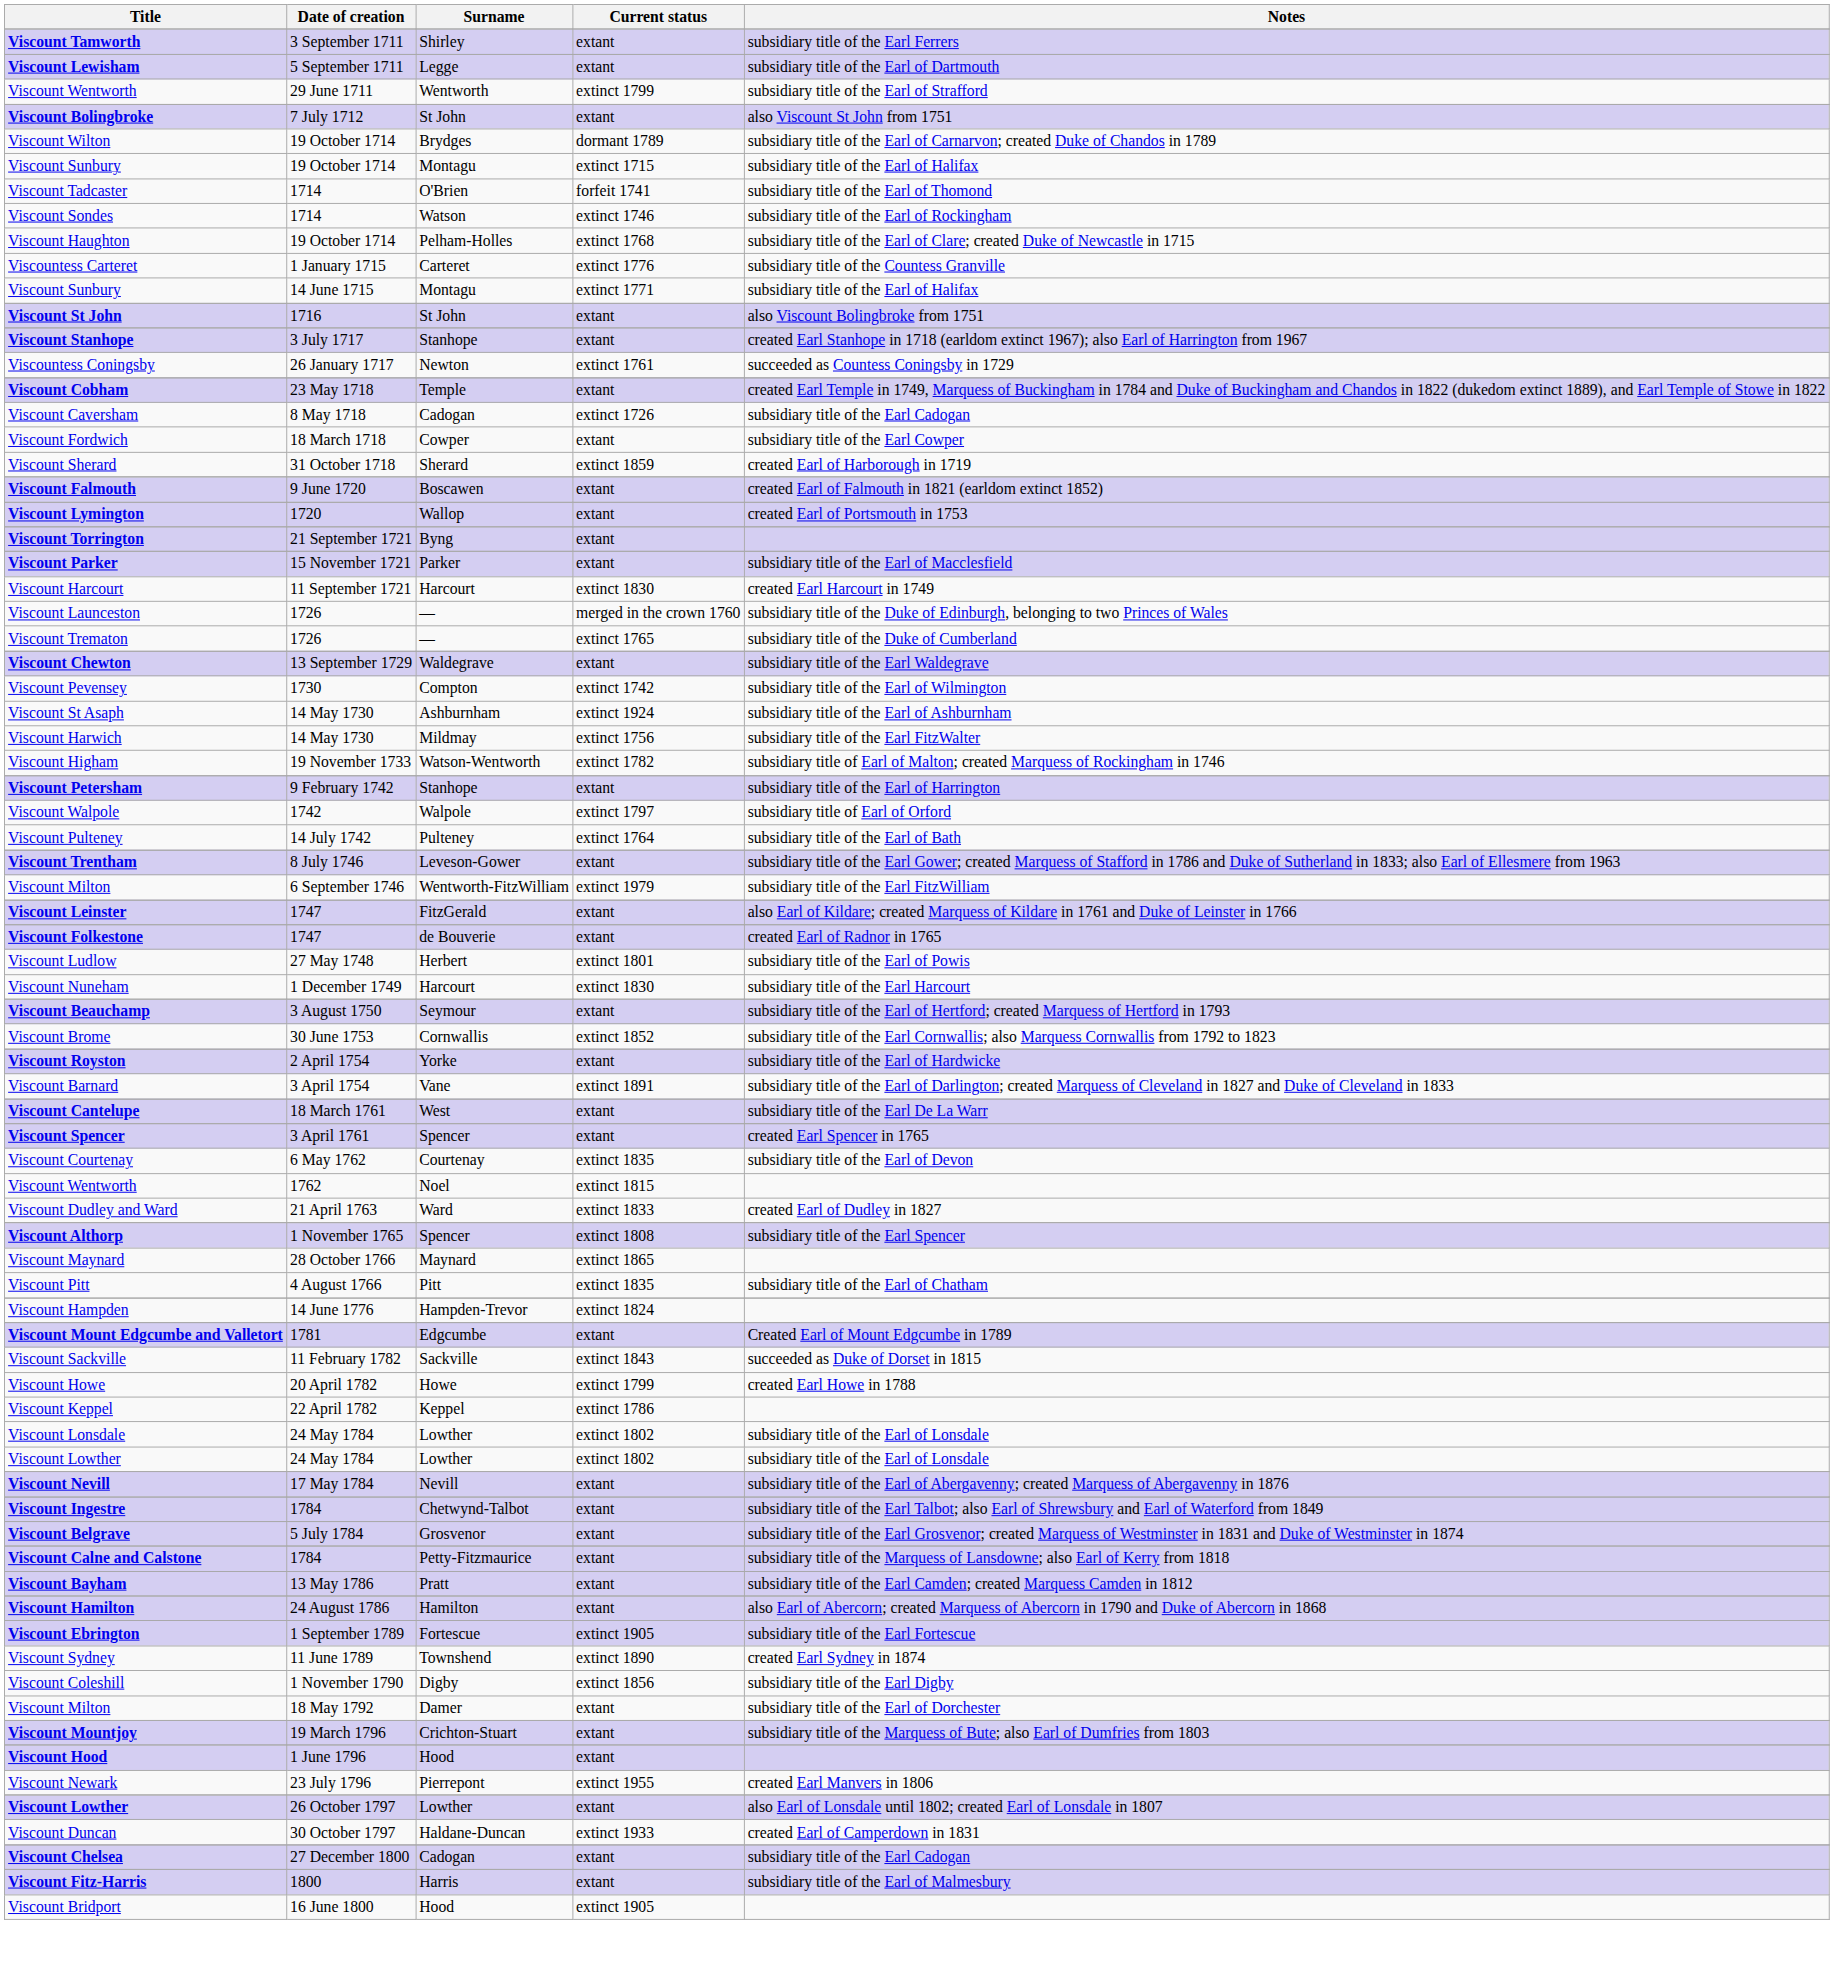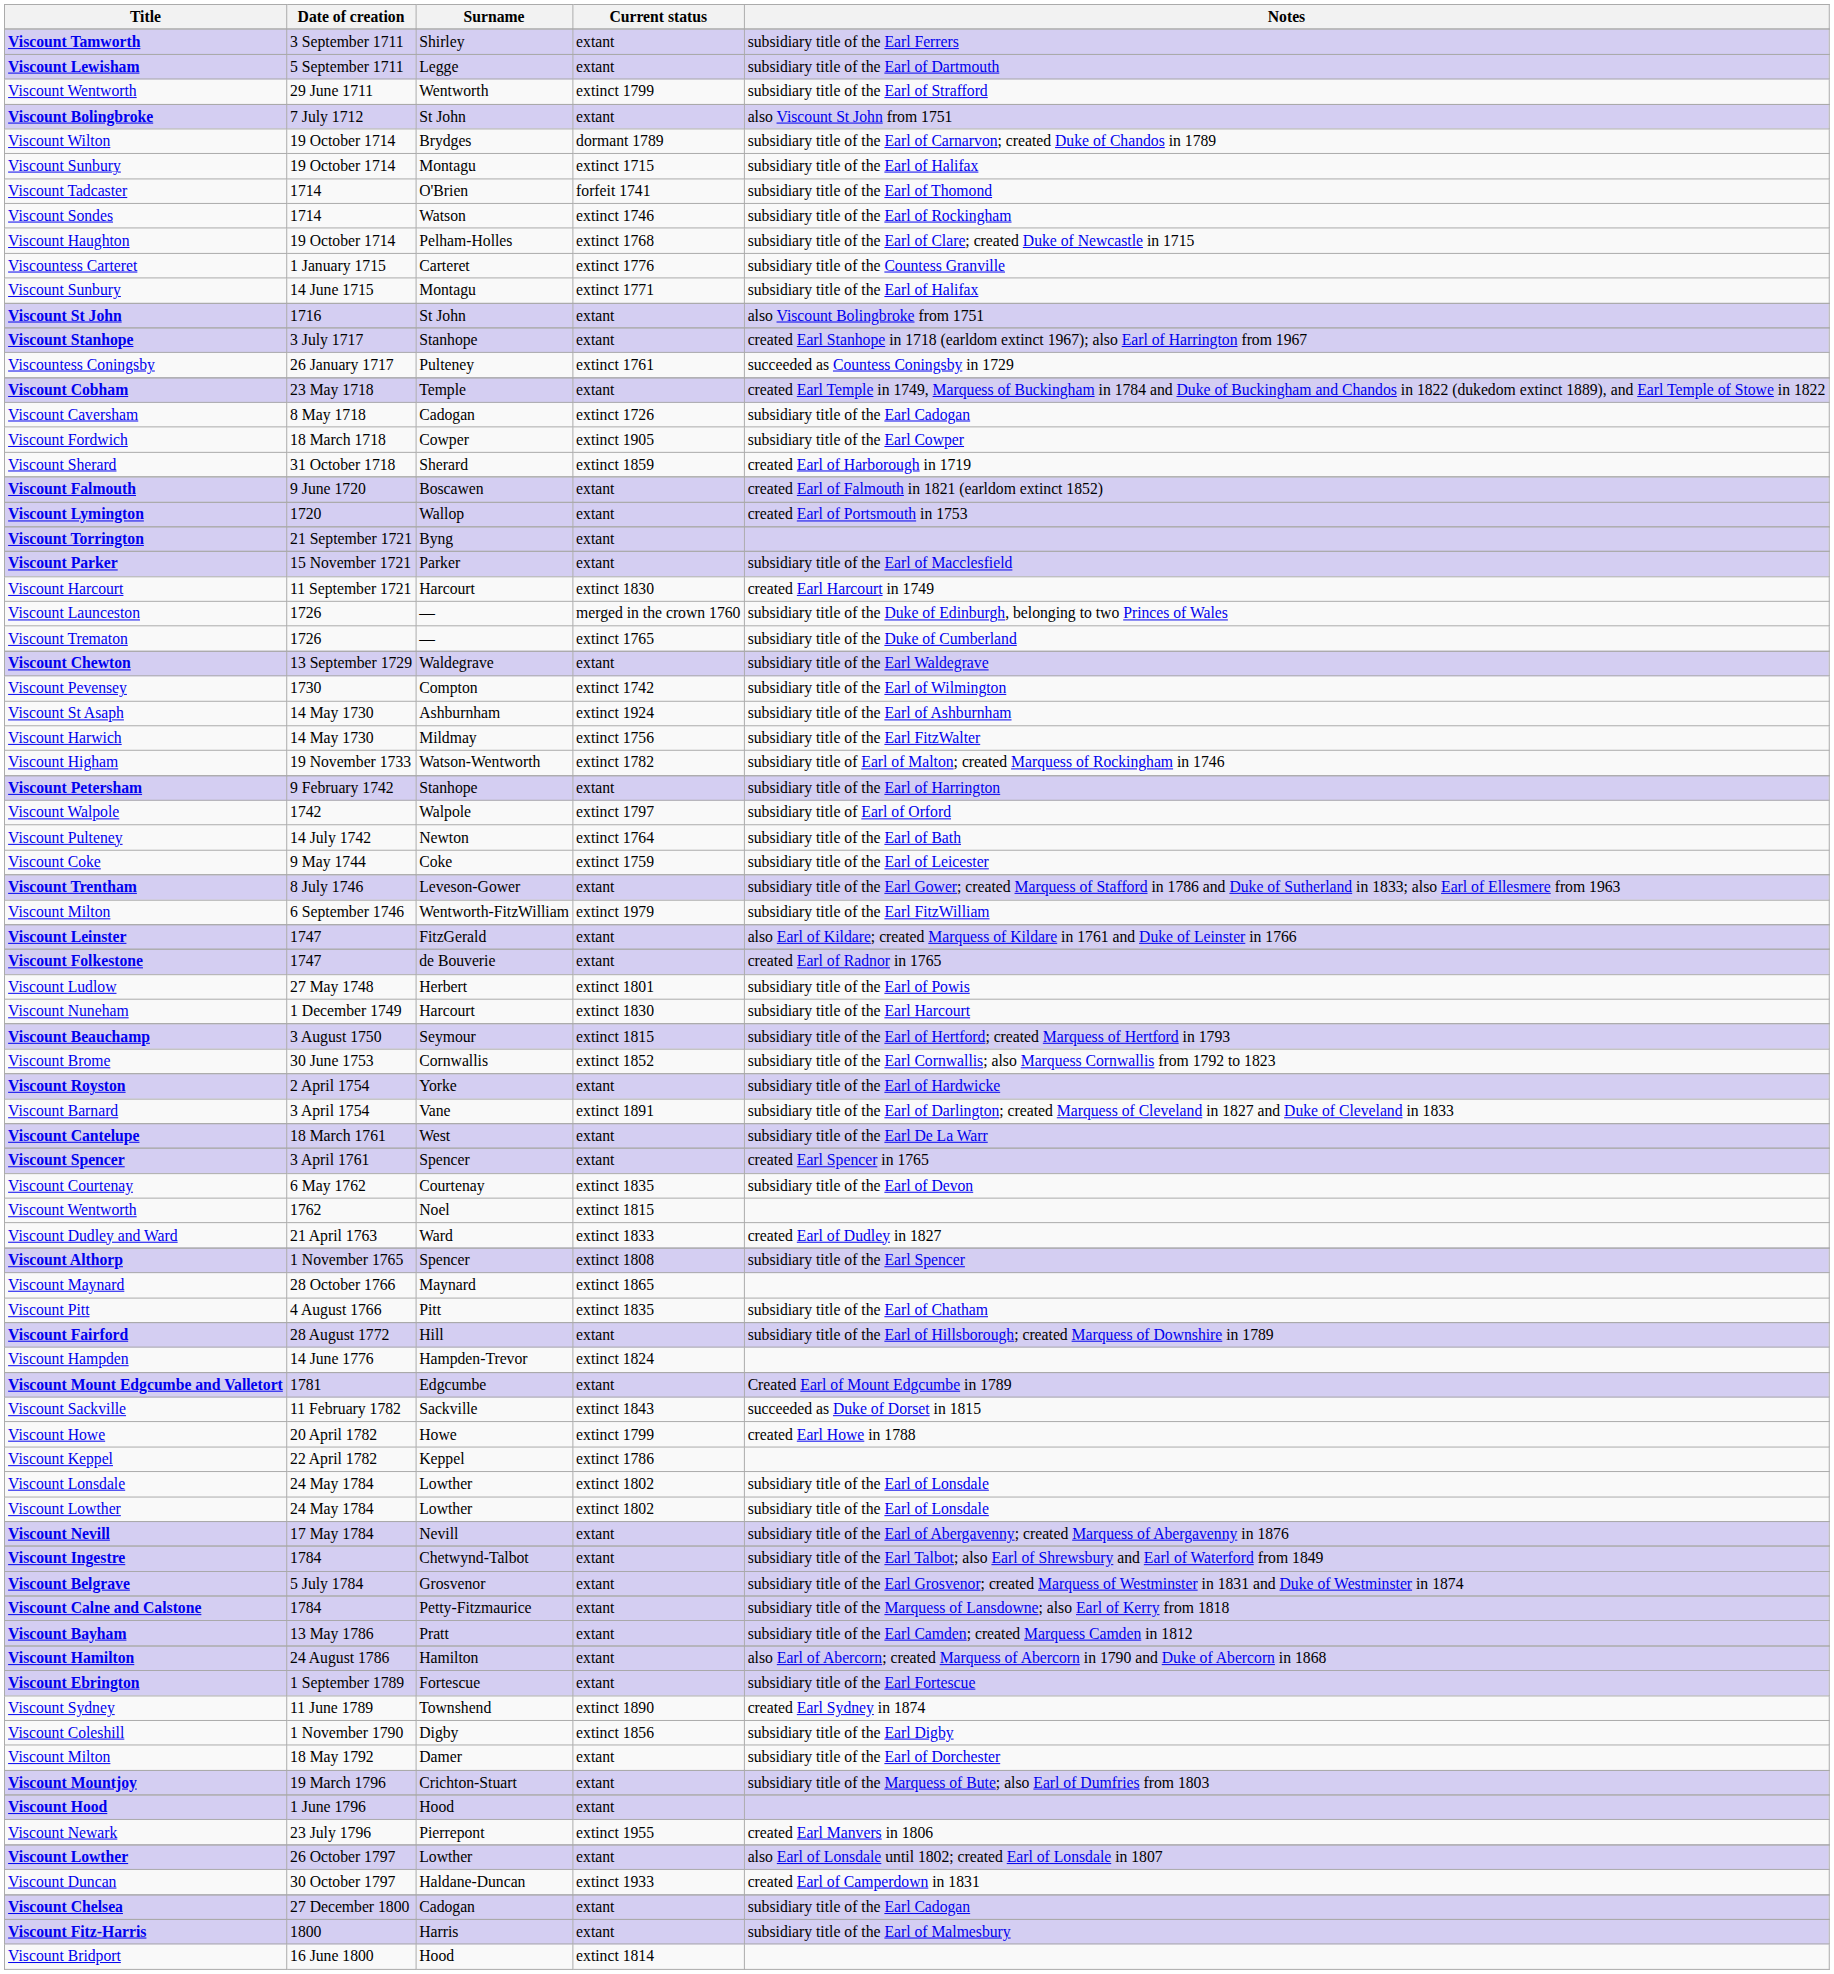(444, 365) Newton -> (447, 365) Pulteney
(595, 439) extant -> (615, 439) extinct 1905
(447, 837) Pulteney -> (444, 837) Newton
+ row: (54, 862)
(595, 1011) extant -> (615, 1036) extinct 1815
+ row: (68, 1334)
(615, 1633) extinct 1905 -> (595, 1683) extant
(615, 1906) extinct 1905 -> (615, 1956) extinct 1814
